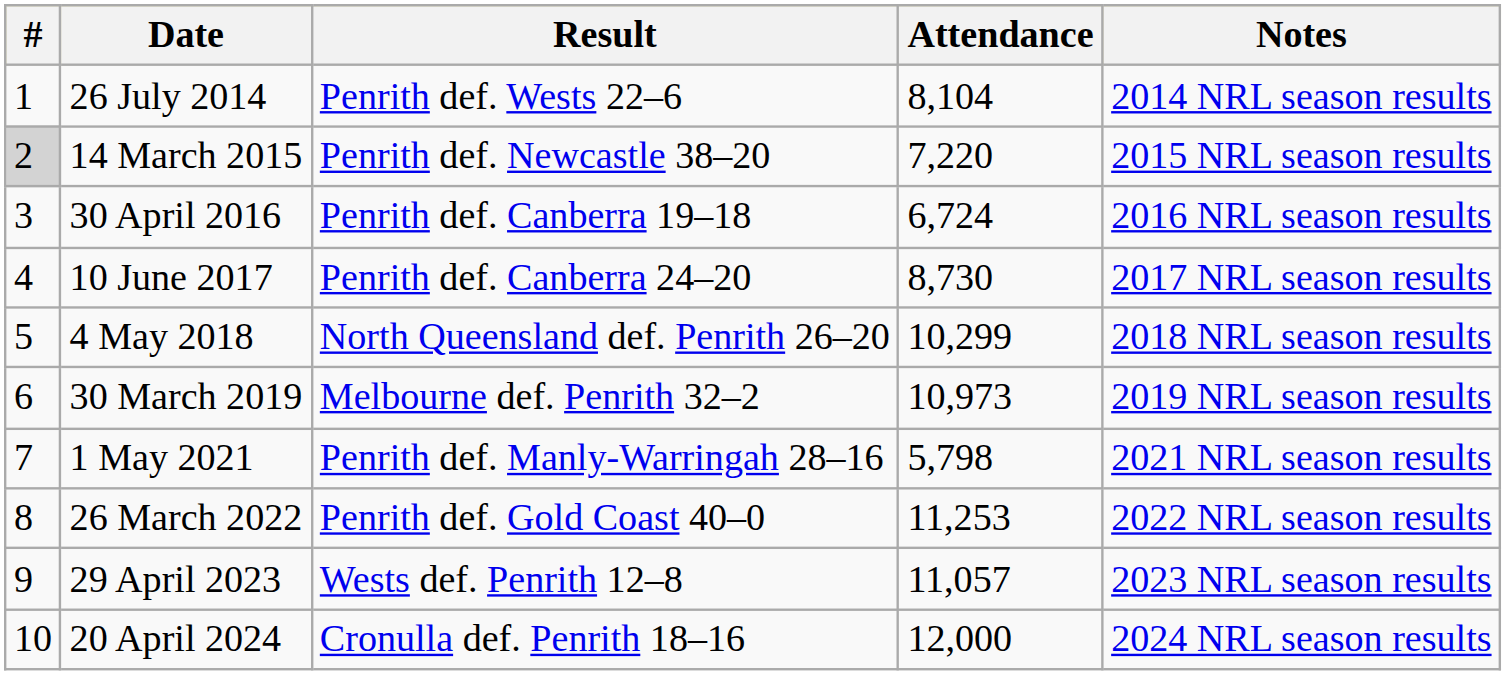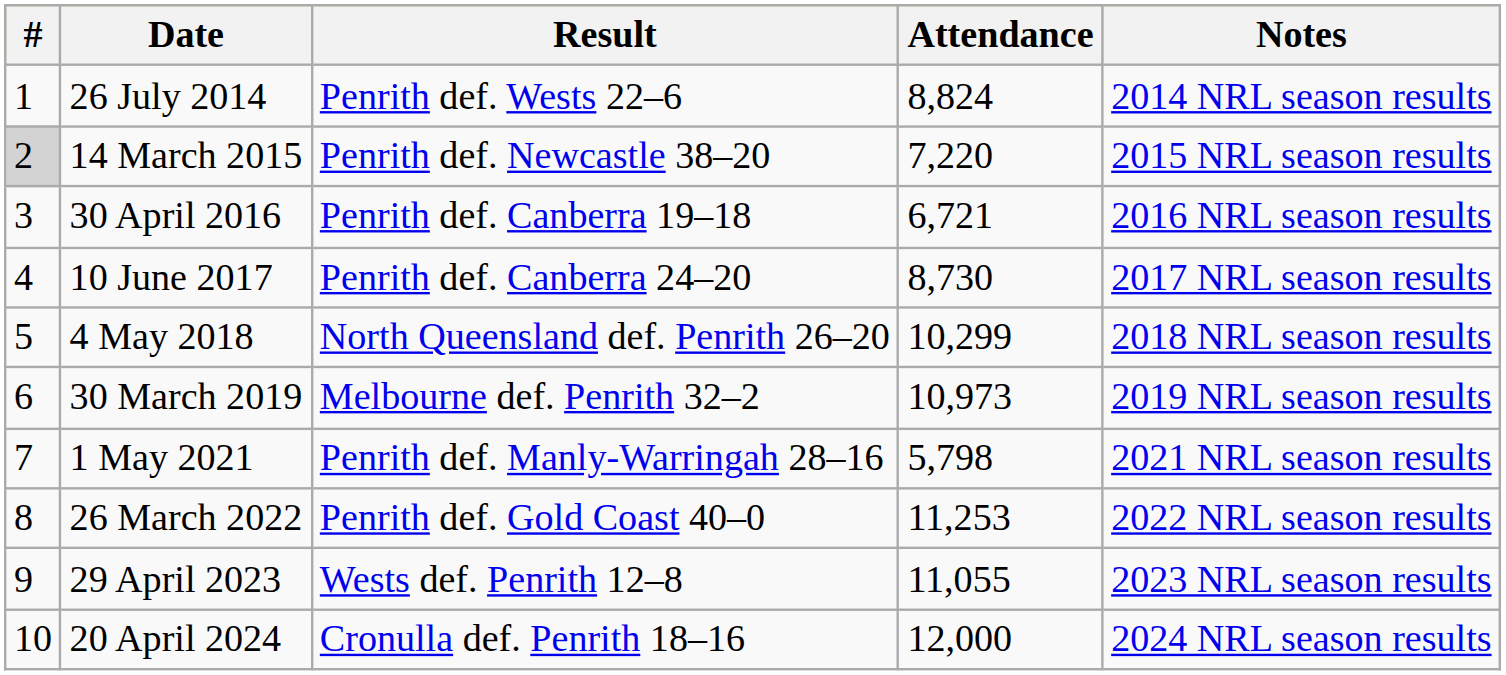(950, 95) 8,104 -> (950, 95) 8,824
(950, 215) 6,724 -> (950, 215) 6,721
(959, 578) 11,057 -> (959, 578) 11,055
